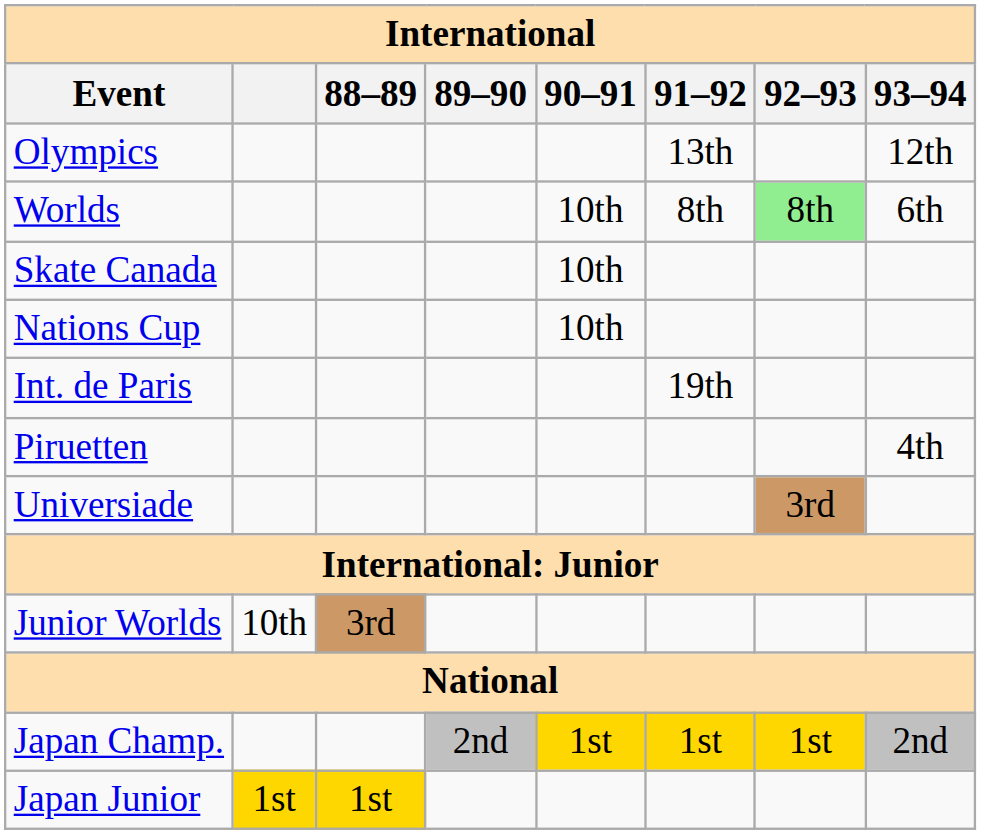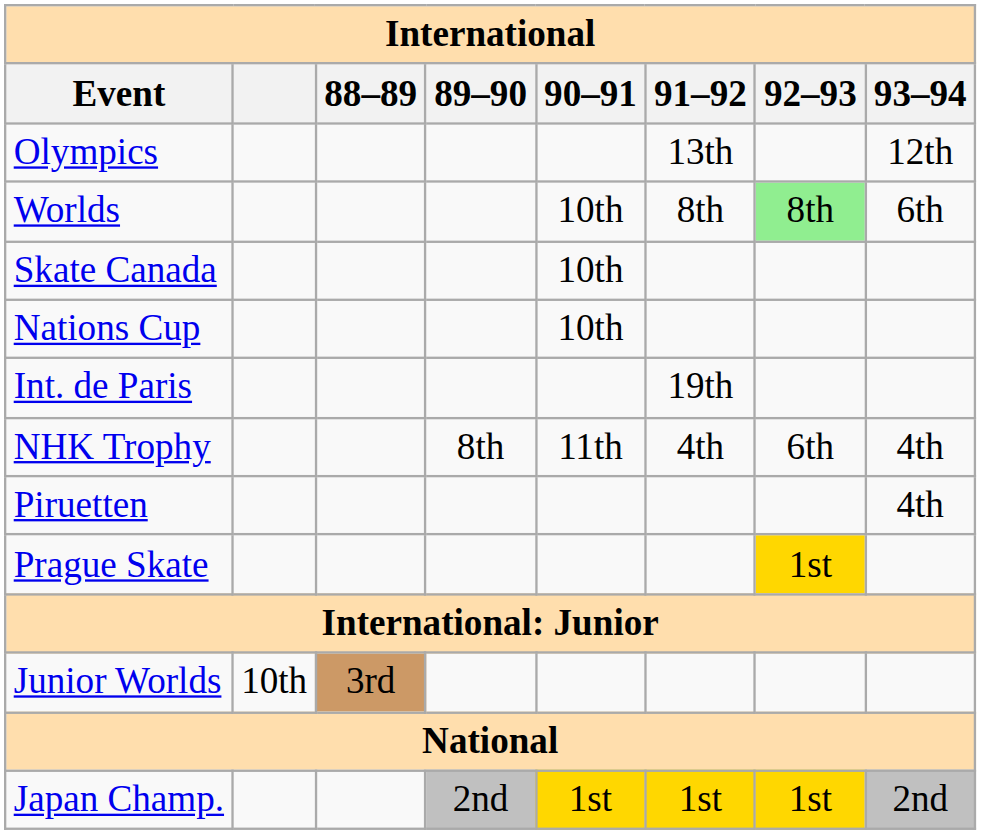+ row: (112, 446)
+ row: (111, 563)
- row: (103, 504)
- row: (107, 799)
